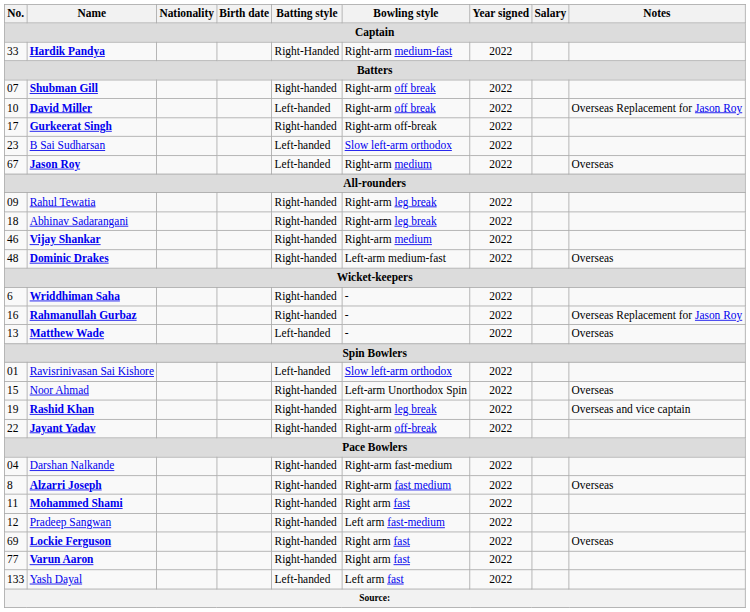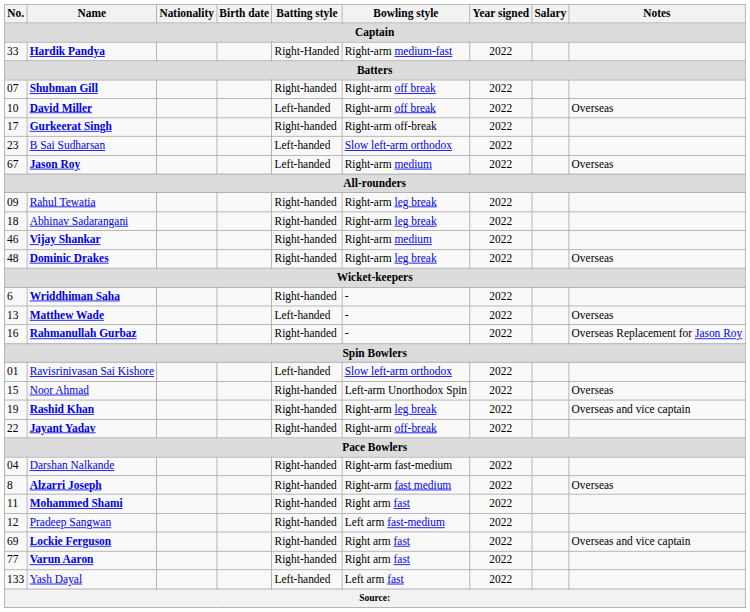(657, 107) Overseas Replacement for Jason Roy -> (593, 107) Overseas
(395, 258) Left-arm medium-fast -> (391, 258) Right-arm leg break
rows swapped: (67, 333) <-> (83, 315)
(593, 541) Overseas -> (631, 541) Overseas and vice captain
